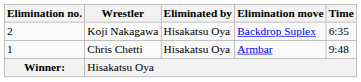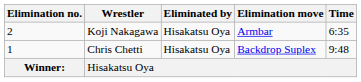(277, 31) Backdrop Suplex -> (255, 31) Armbar
(255, 49) Armbar -> (277, 49) Backdrop Suplex
